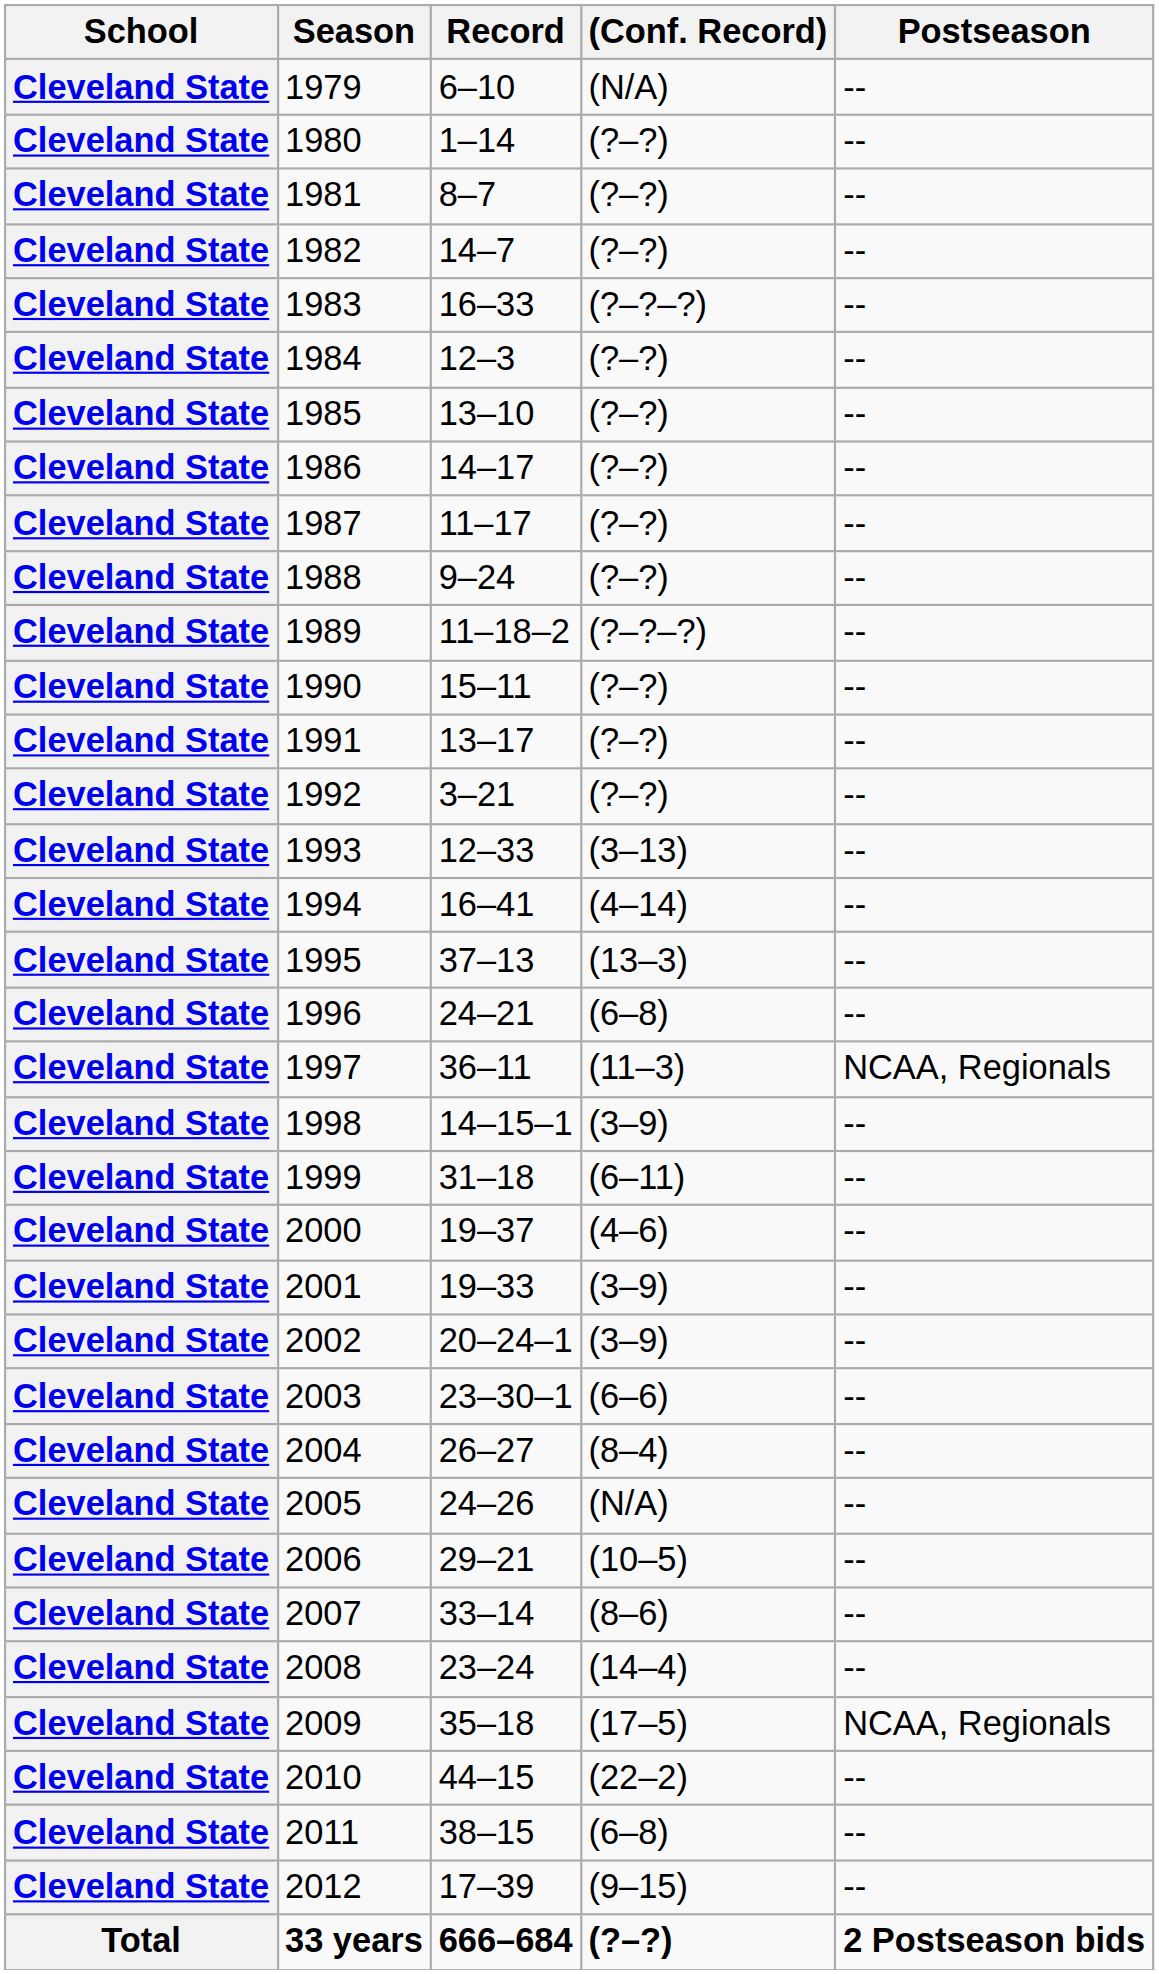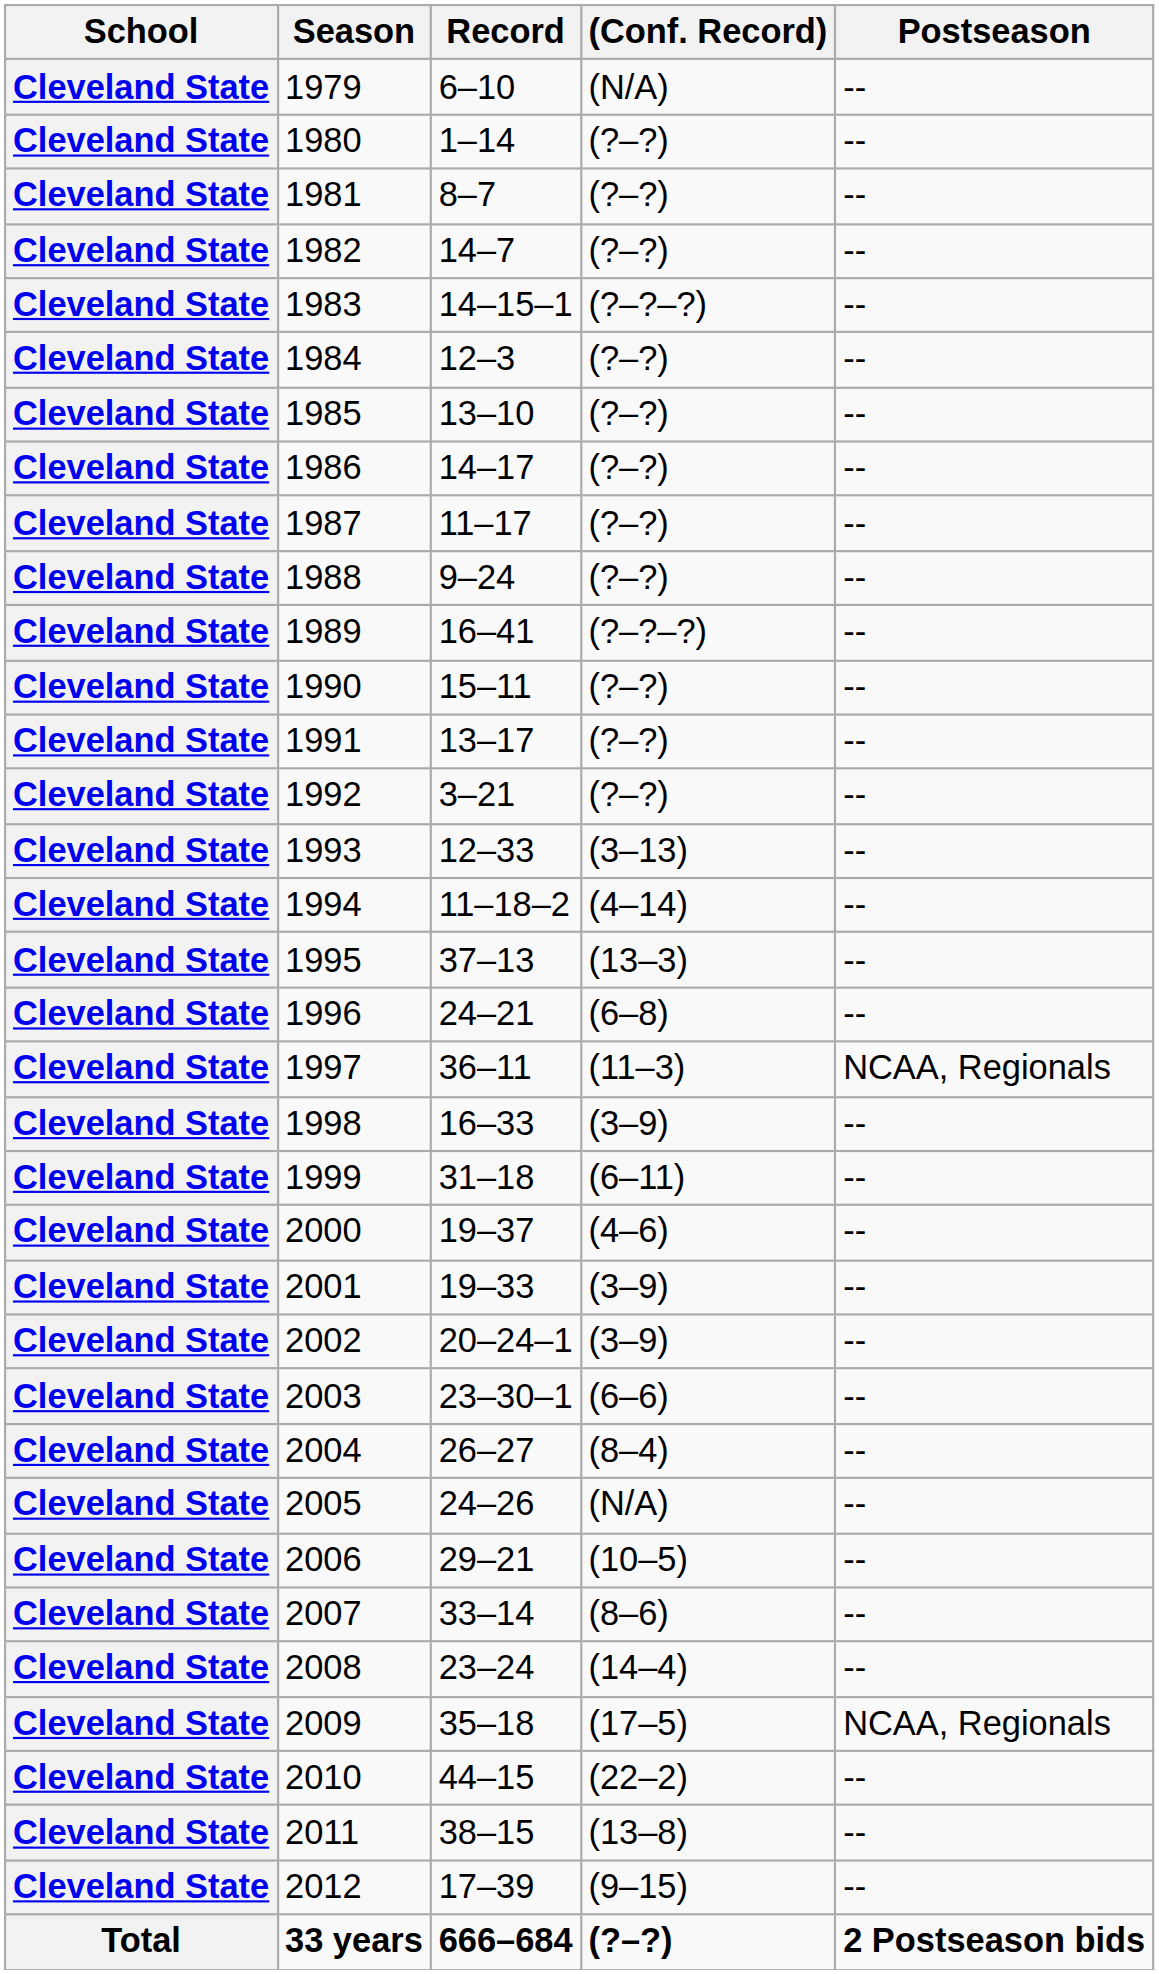(486, 304) 16–33 -> (506, 304) 14–15–1
(504, 631) 11–18–2 -> (486, 631) 16–41
(486, 904) 16–41 -> (504, 904) 11–18–2
(506, 1122) 14–15–1 -> (486, 1122) 16–33
(629, 1832) (6–8) -> (638, 1832) (13–8)
